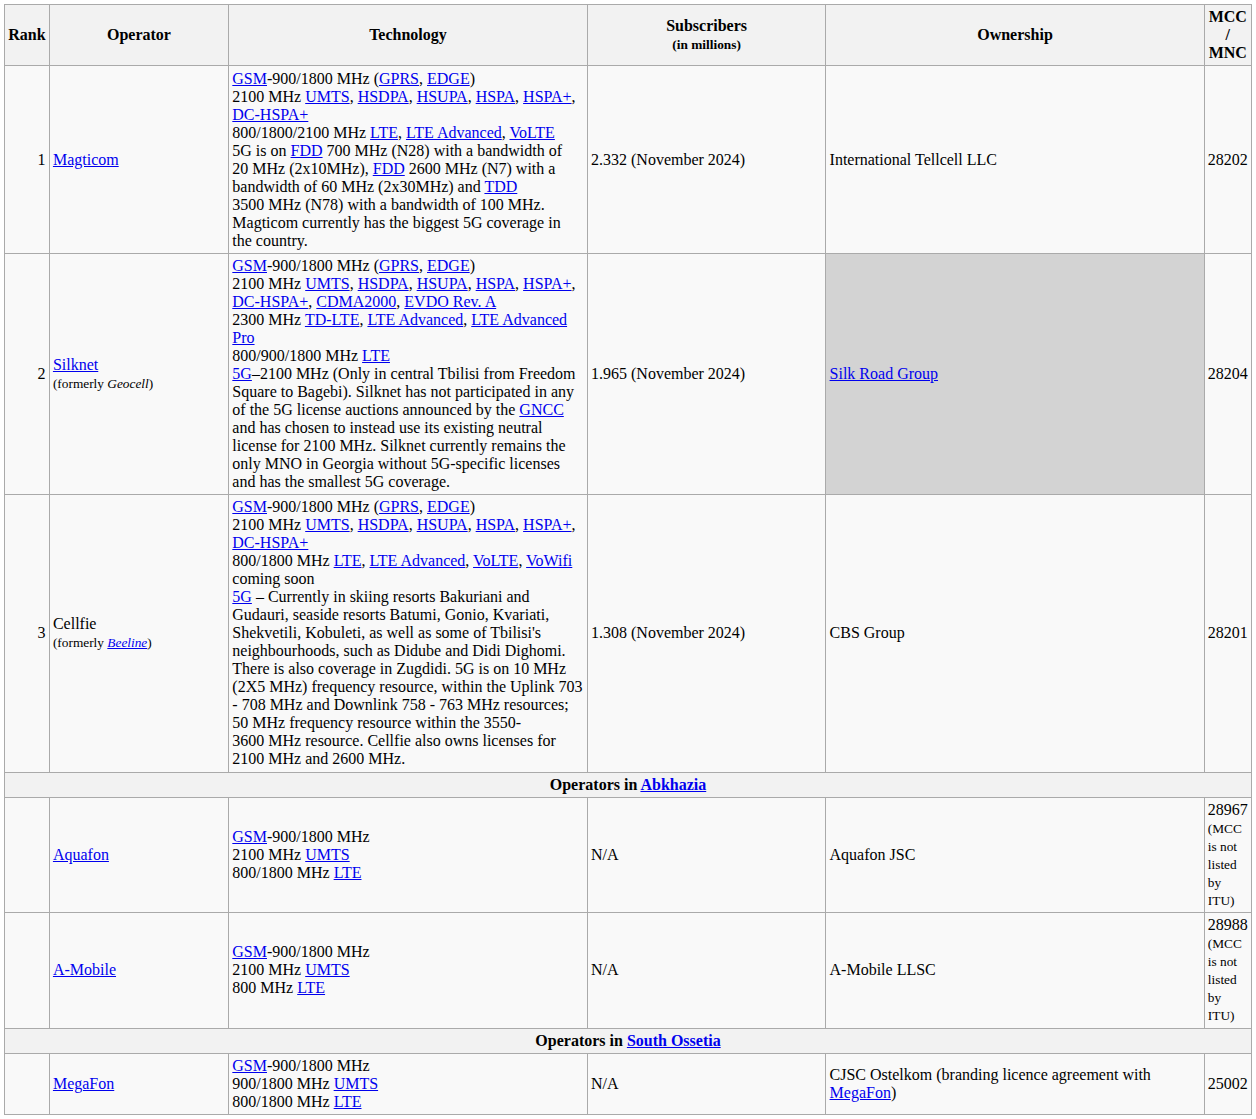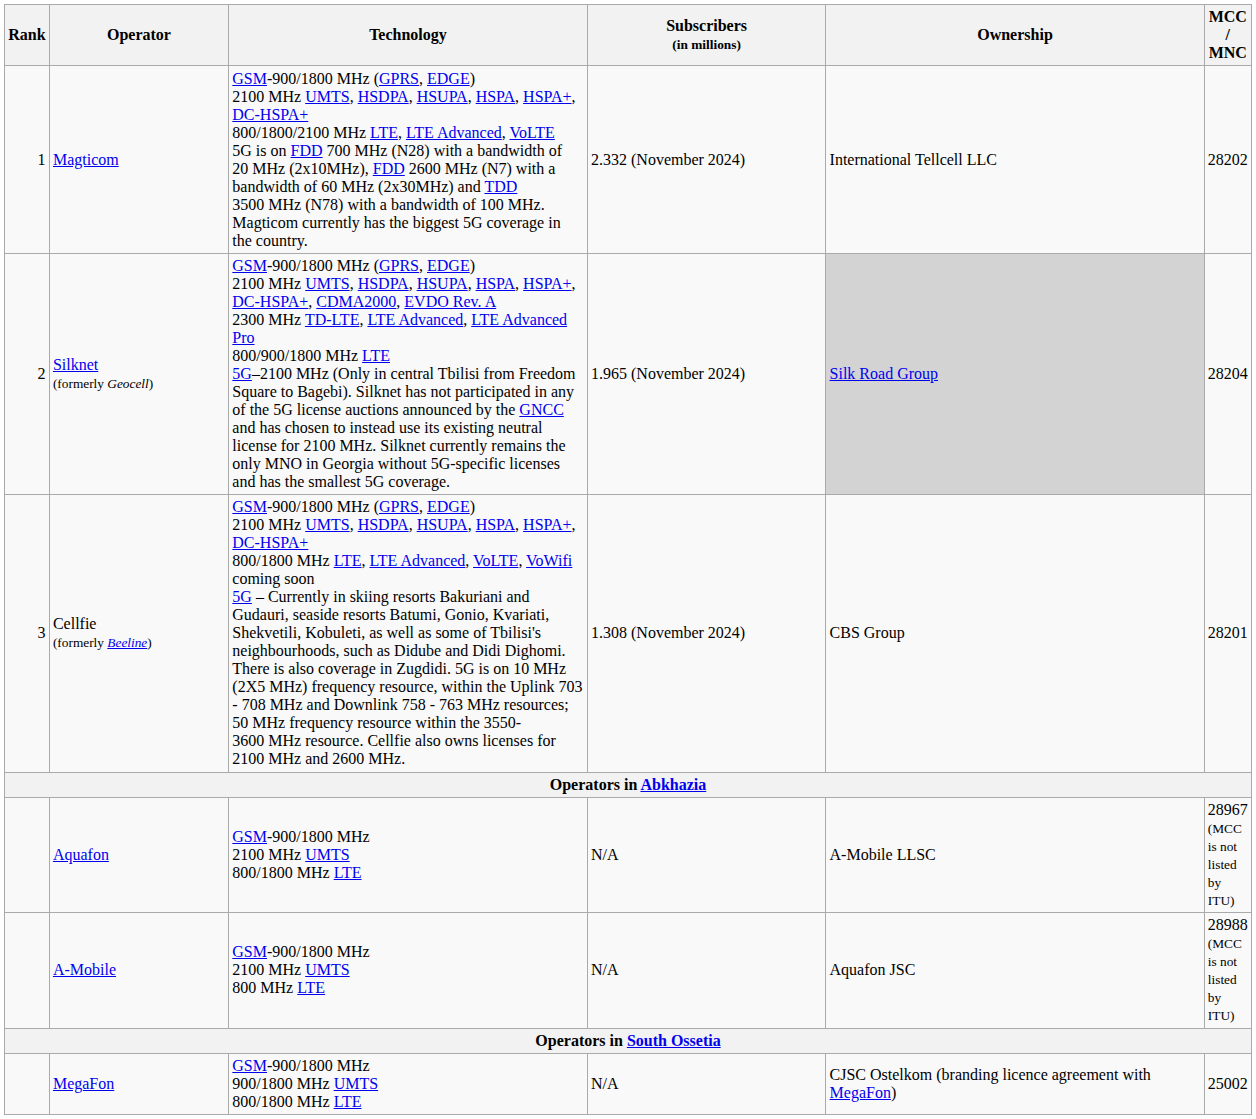(872, 855) Aquafon JSC -> (883, 855) A-Mobile LLSC
(883, 970) A-Mobile LLSC -> (872, 970) Aquafon JSC
